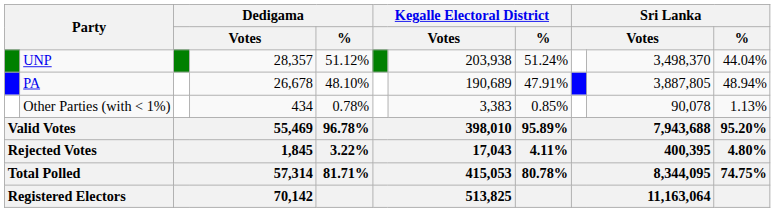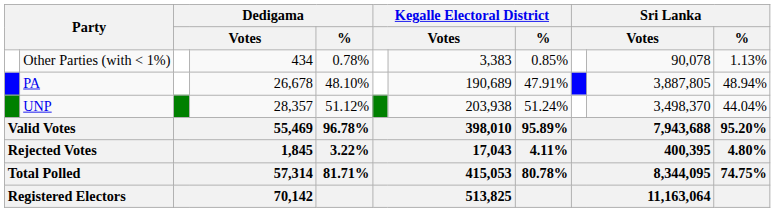rows swapped: (37, 60) <-> (97, 106)
